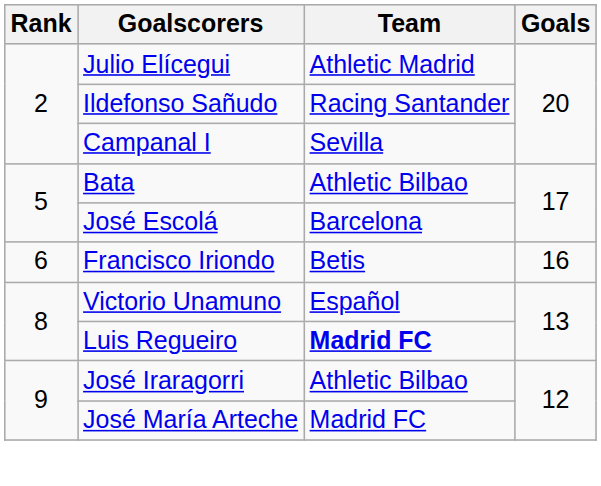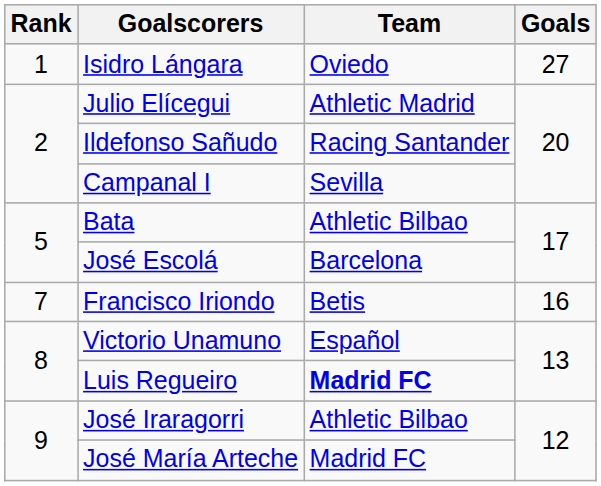+ row: (163, 63)
(41, 261) 6 -> (41, 301) 7
